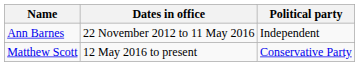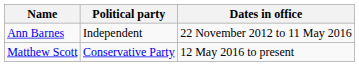columns swapped: (306, 14) <-> (169, 14)
